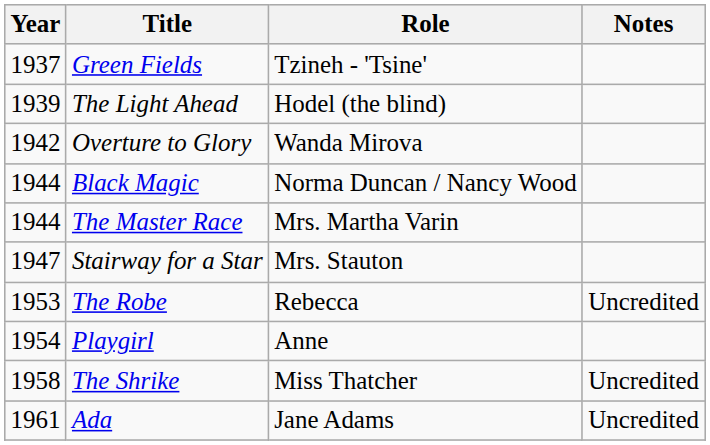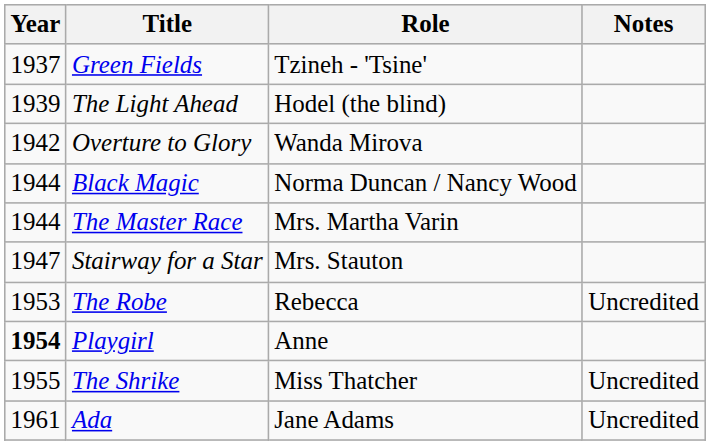(35, 340) normal -> (35, 340) bold
(35, 380) 1958 -> (35, 380) 1955
